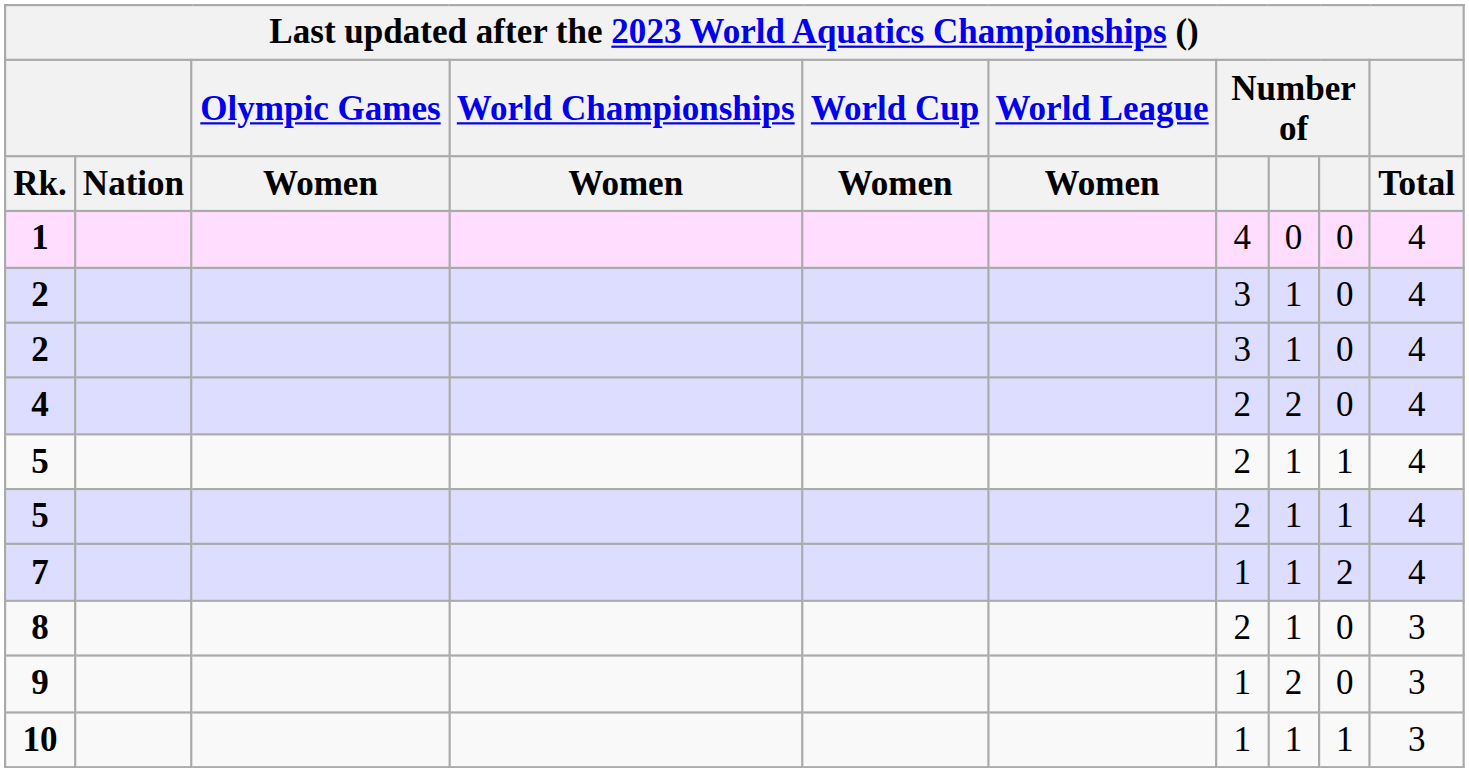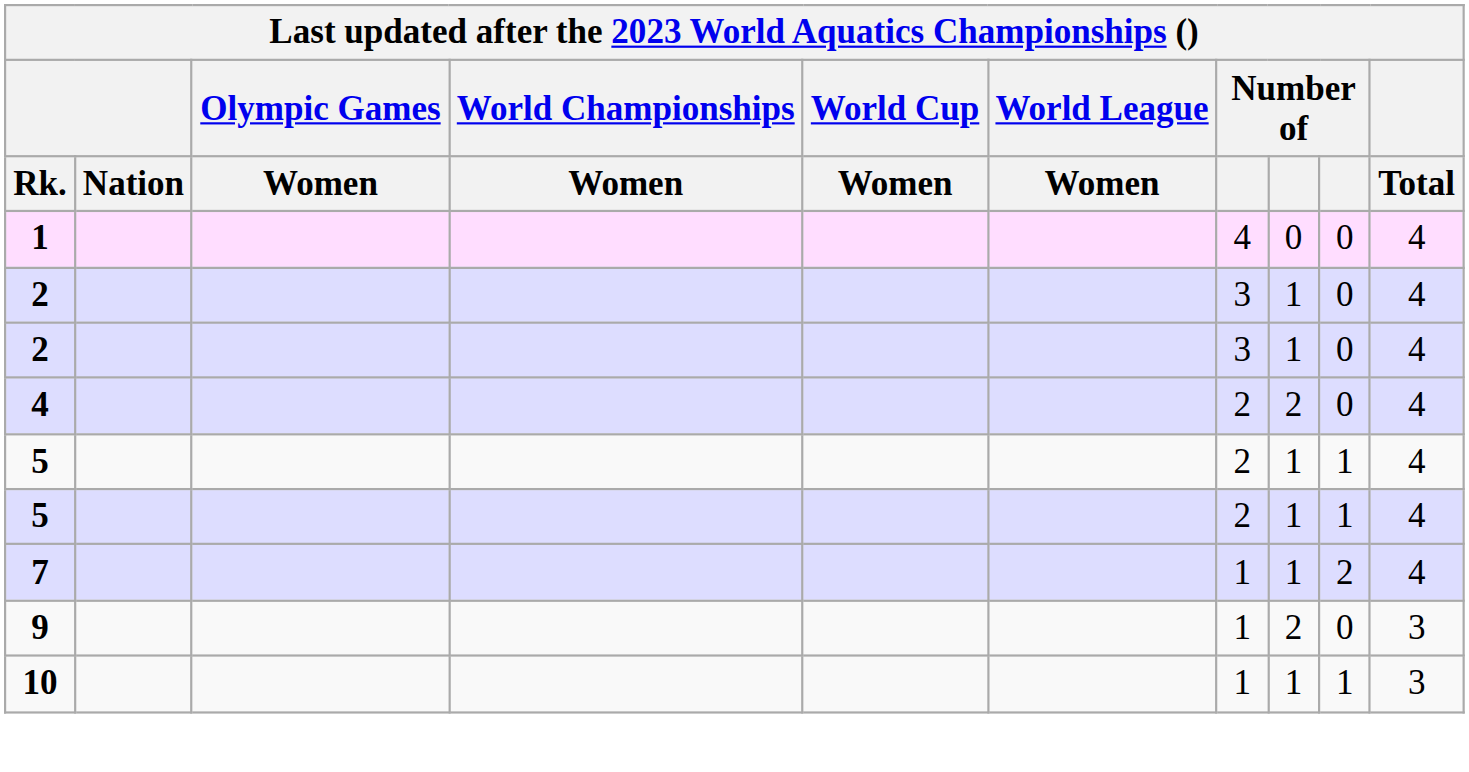- row: (40, 627)
